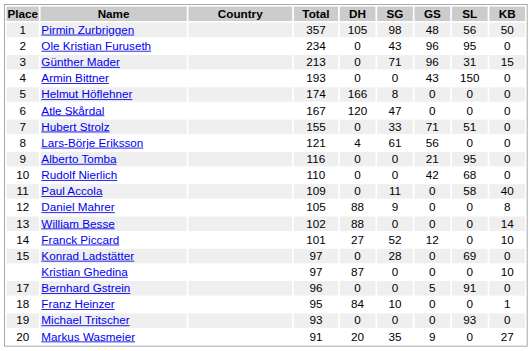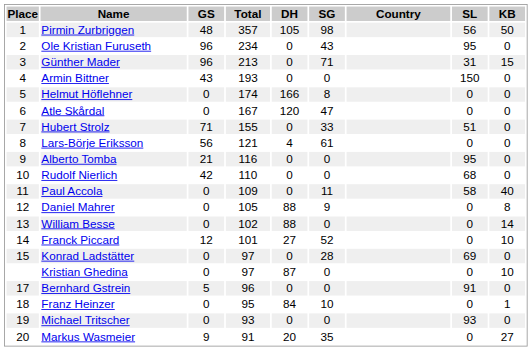columns swapped: (240, 14) <-> (432, 14)
